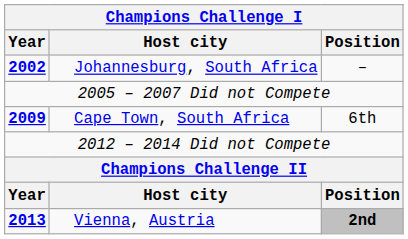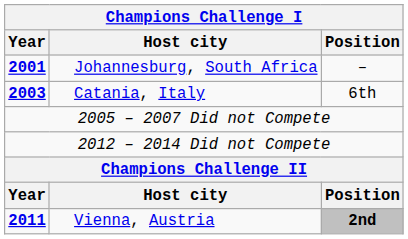(27, 68) 2002 -> (27, 68) 2001
+ row: (140, 94)
- row: (182, 119)
(27, 221) 2013 -> (27, 221) 2011
